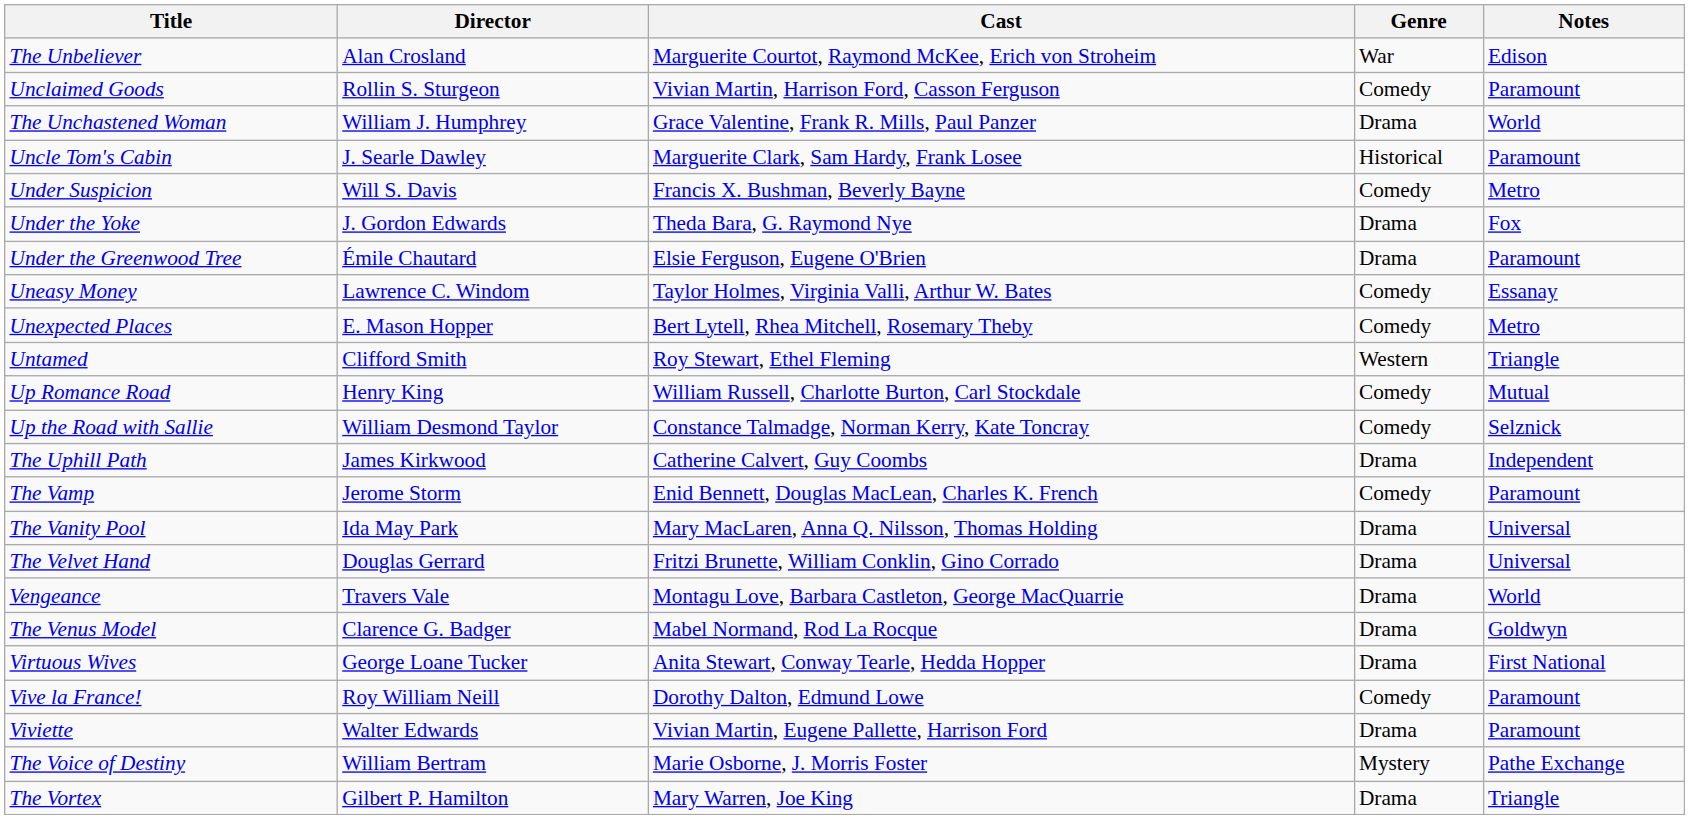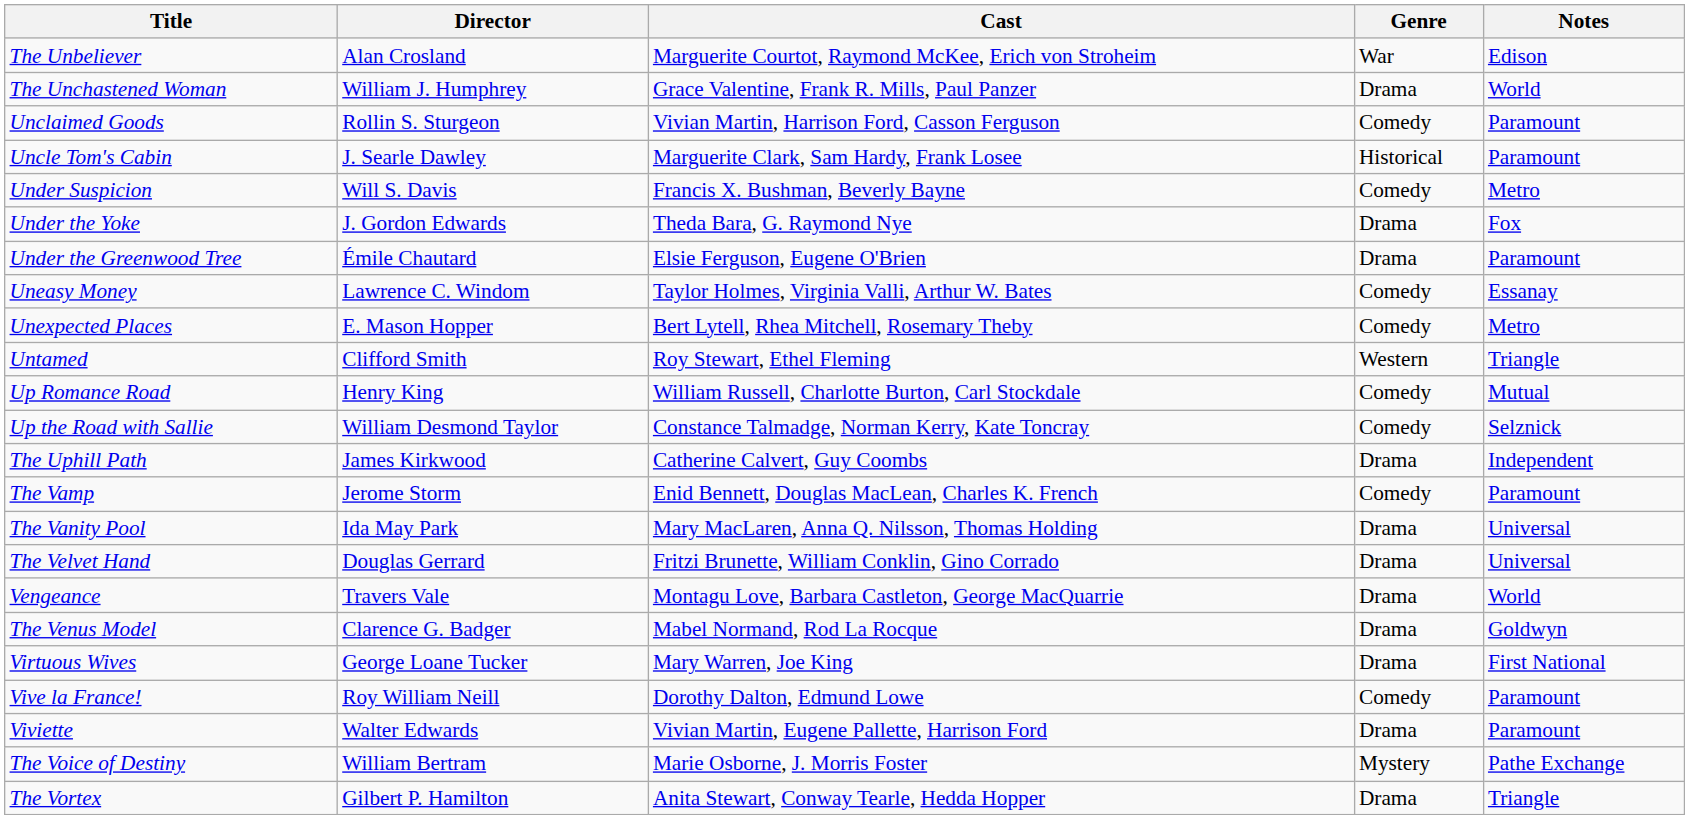rows swapped: (118, 122) <-> (87, 88)
(849, 662) Anita Stewart, Conway Tearle, Hedda Hopper -> (753, 662) Mary Warren, Joe King
(753, 797) Mary Warren, Joe King -> (849, 797) Anita Stewart, Conway Tearle, Hedda Hopper
